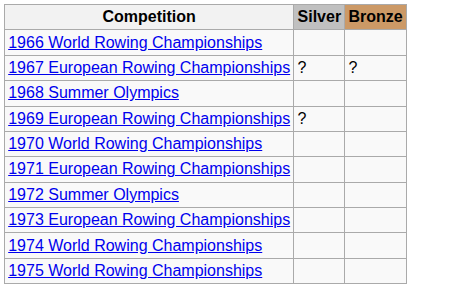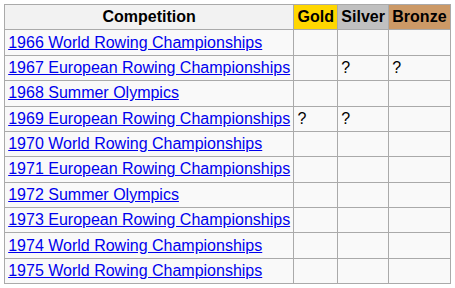+ column: (316, 17)
